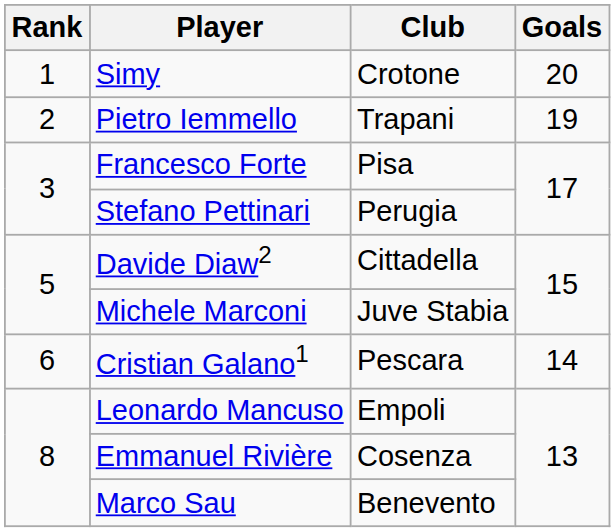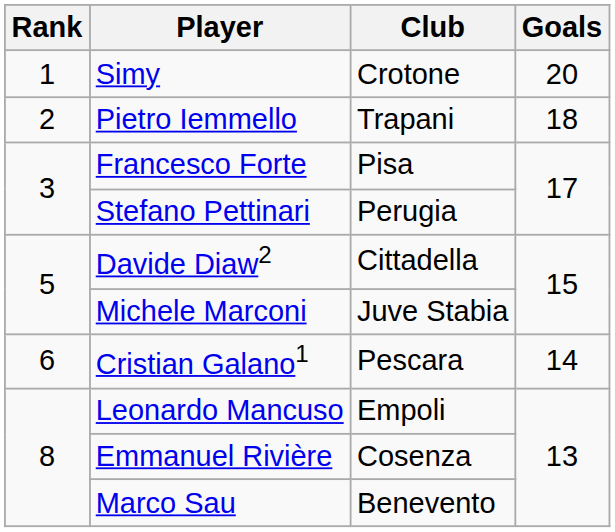(562, 119) 19 -> (562, 119) 18
